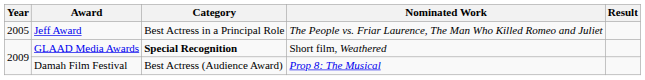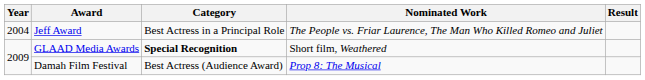(18, 30) 2005 -> (18, 30) 2004
